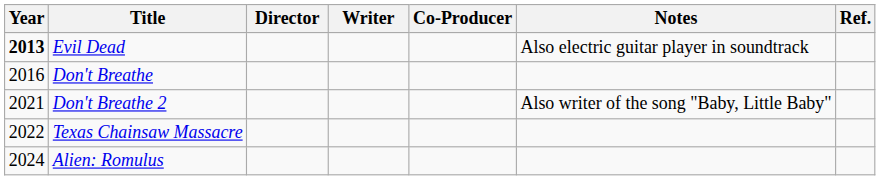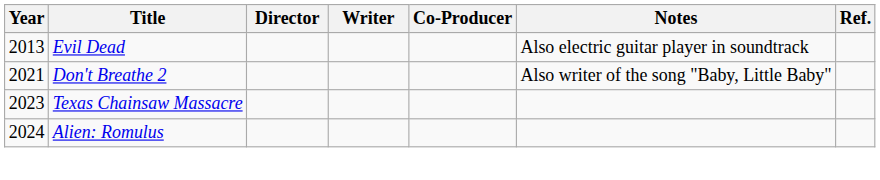(27, 47) bold -> (27, 47) normal
- row: (103, 75)
(27, 132) 2022 -> (27, 103) 2023
